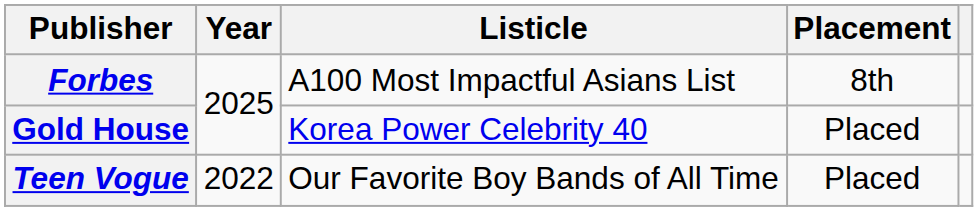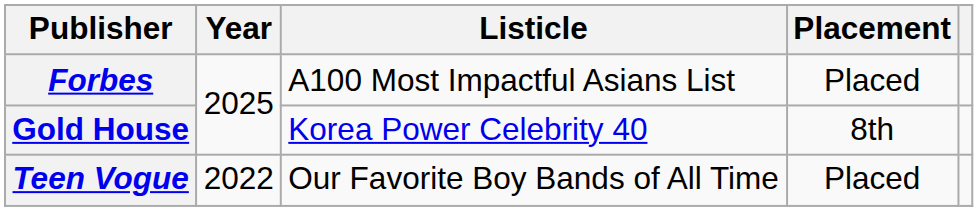(872, 79) 8th -> (872, 79) Placed
(872, 129) Placed -> (872, 129) 8th
